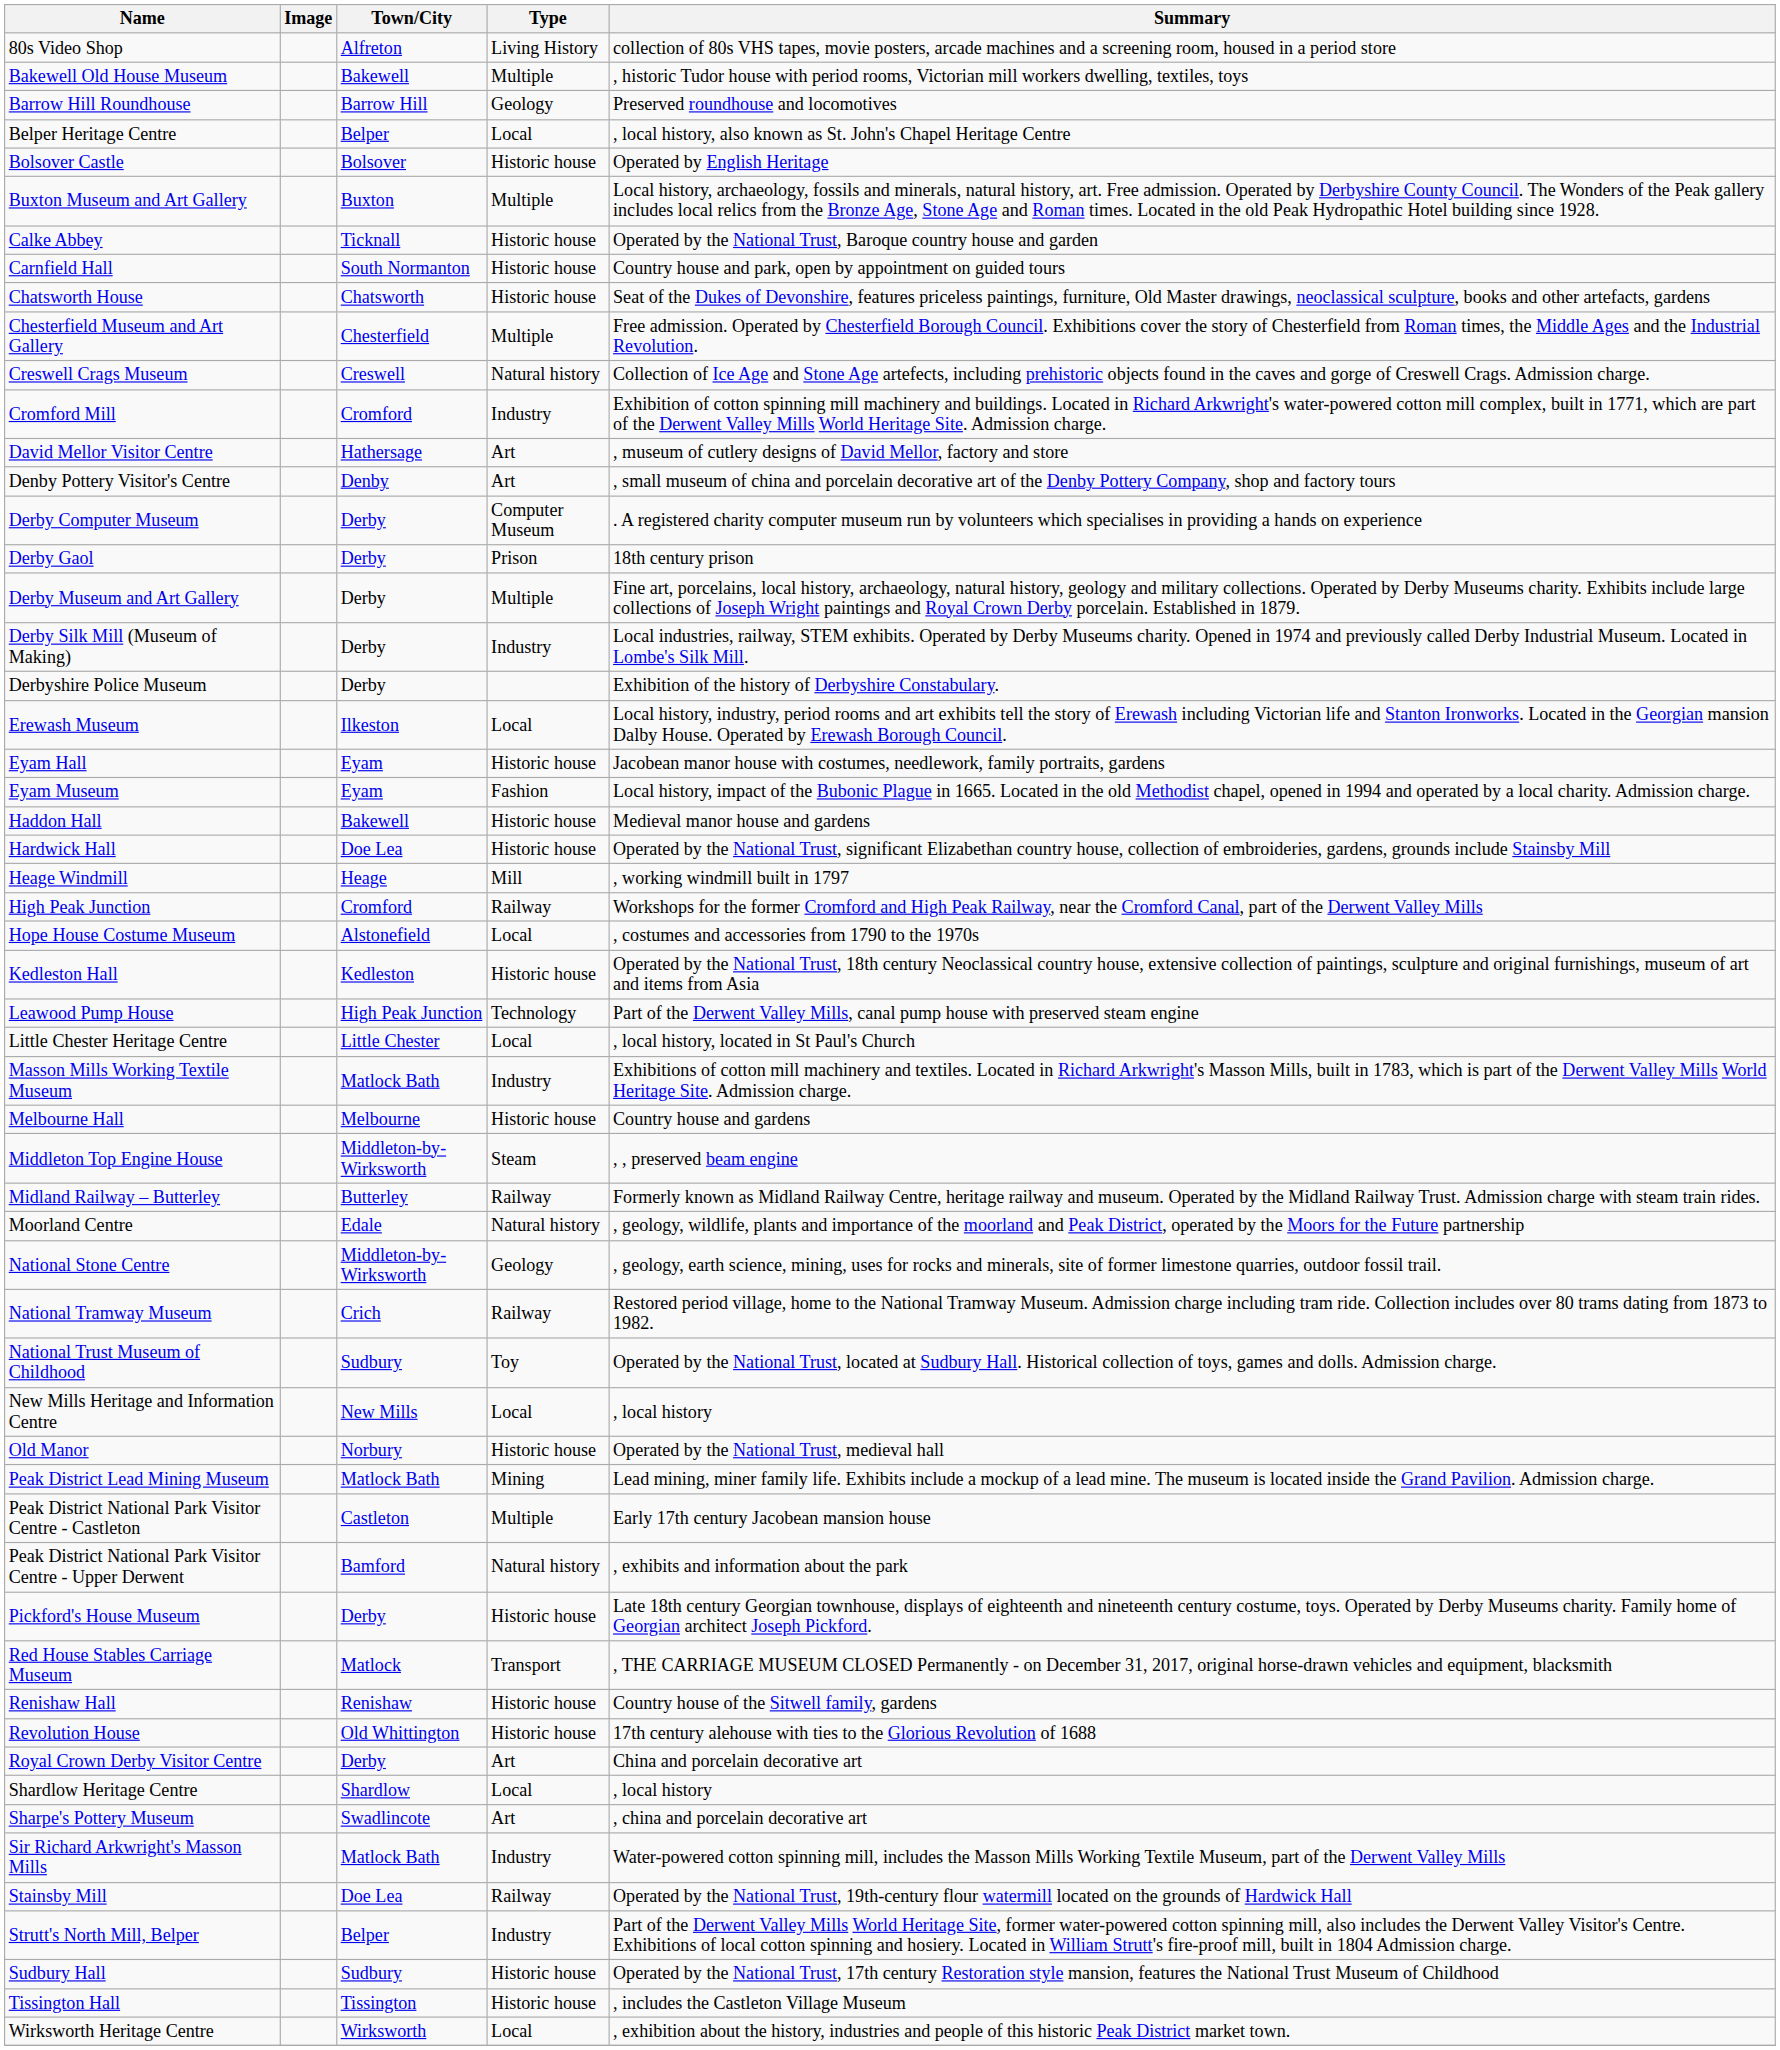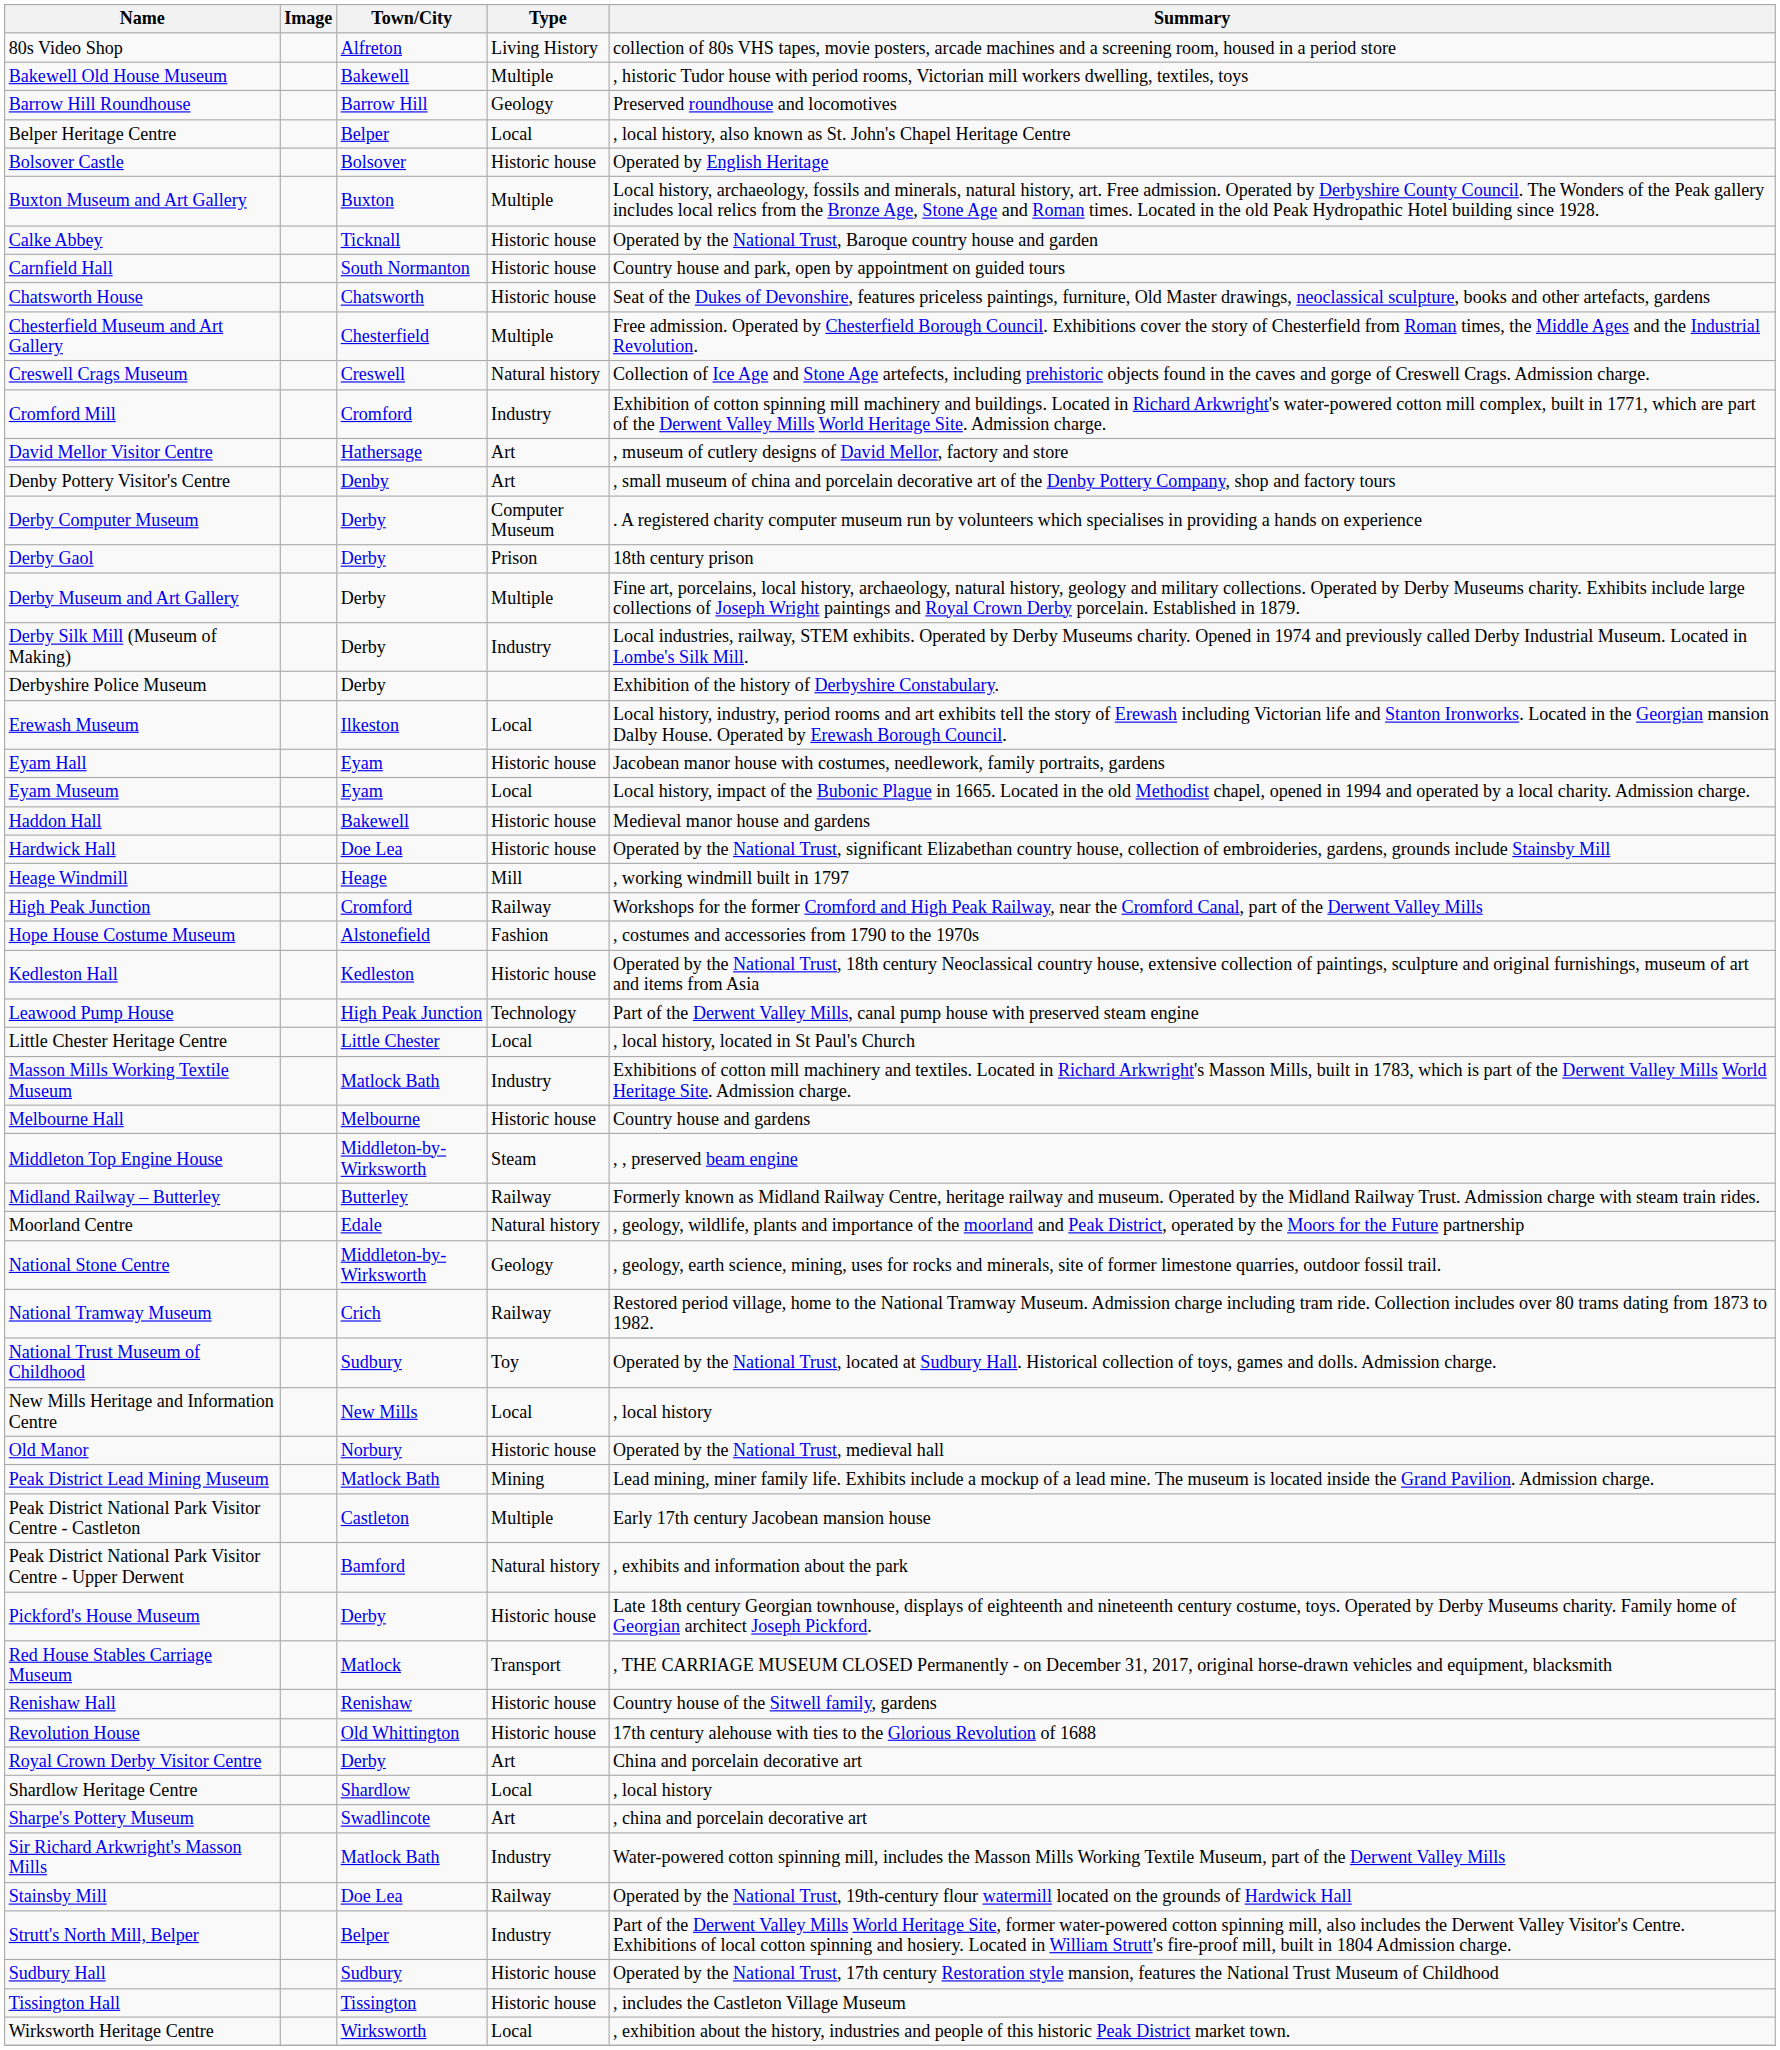(520, 792) Fashion -> (512, 792) Local
(512, 935) Local -> (520, 935) Fashion
